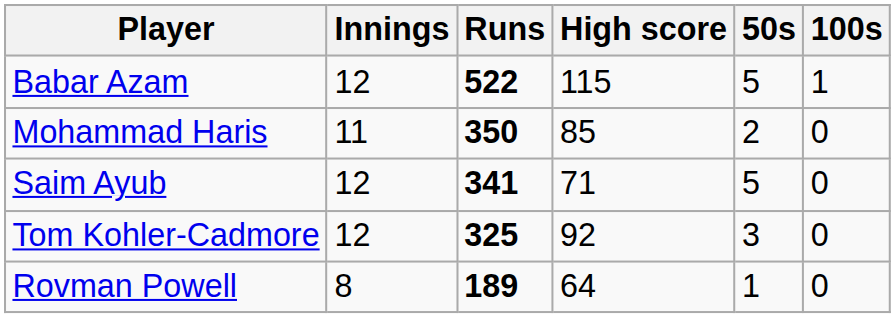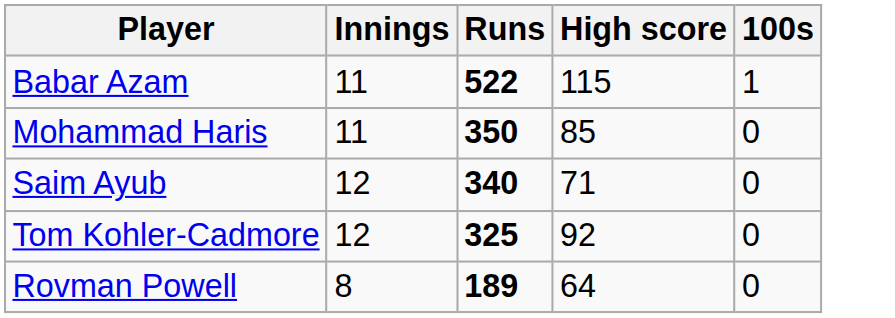- column: (769, 30)
(352, 81) 12 -> (351, 81) 11
(491, 183) 341 -> (491, 183) 340
